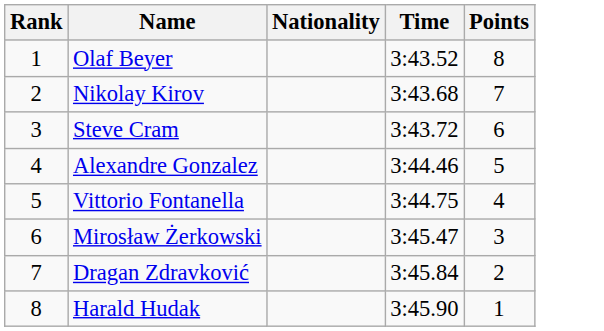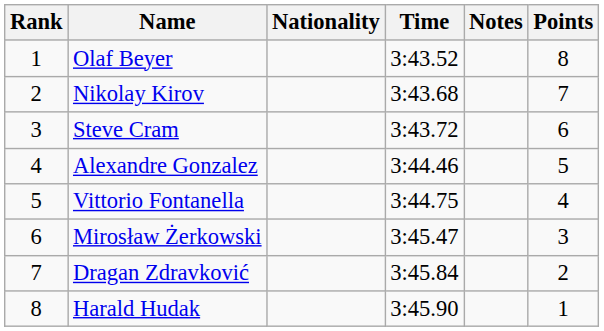+ column: (496, 22)
